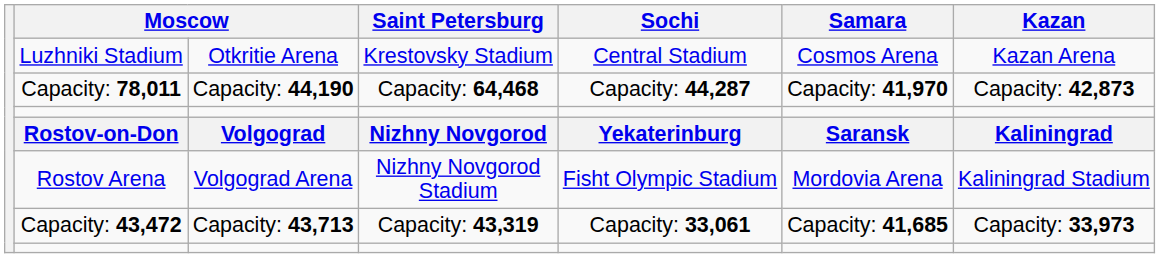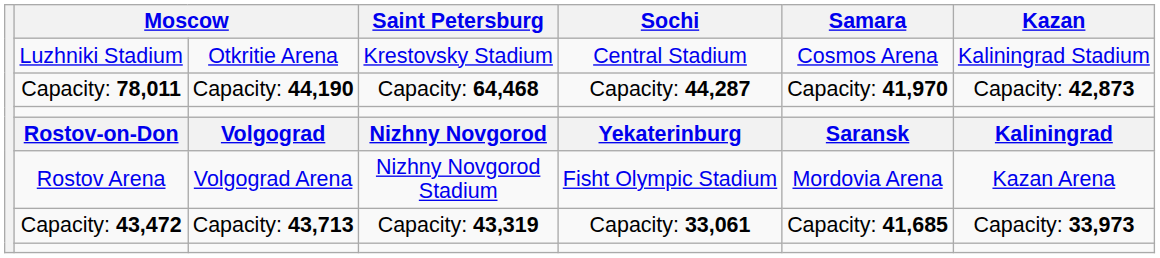(1054, 55) Kazan Arena -> (1054, 55) Kaliningrad Stadium
(1054, 179) Kaliningrad Stadium -> (1054, 179) Kazan Arena
